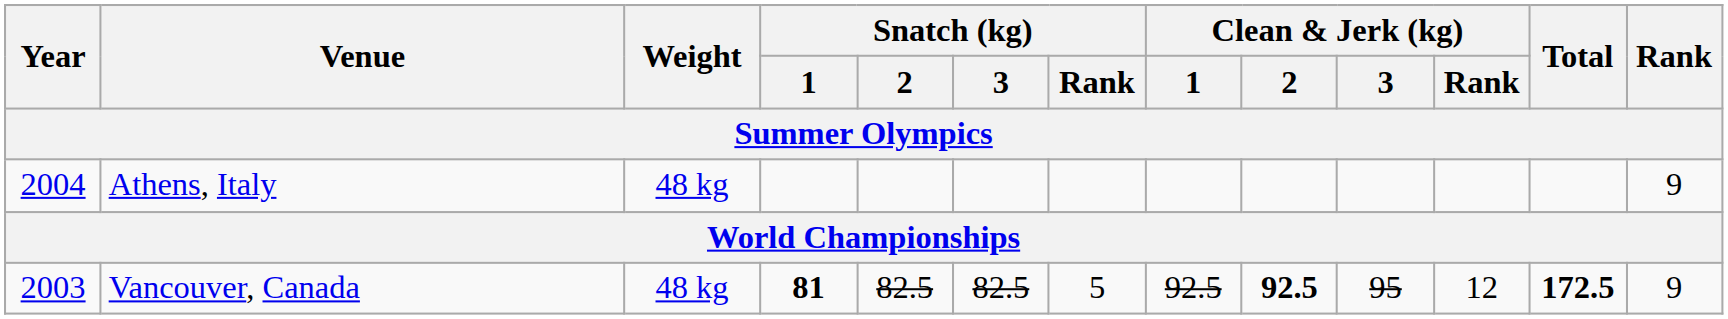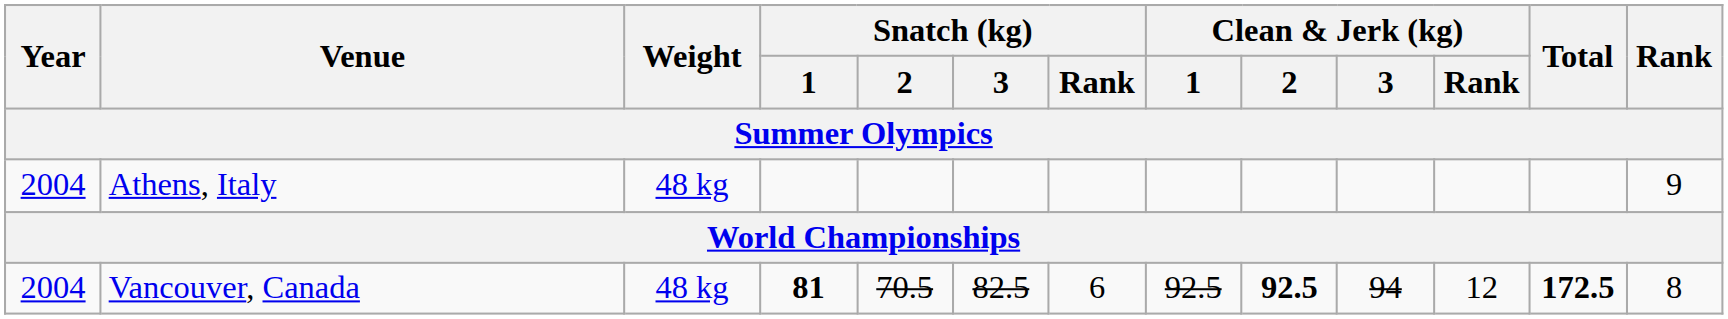(53, 287) 2003 -> (53, 287) 2004
(905, 287) 82.5 -> (905, 287) 70.5
(1097, 287) 5 -> (1097, 287) 6
(1386, 287) 95 -> (1386, 287) 94
(1674, 287) 9 -> (1674, 287) 8
